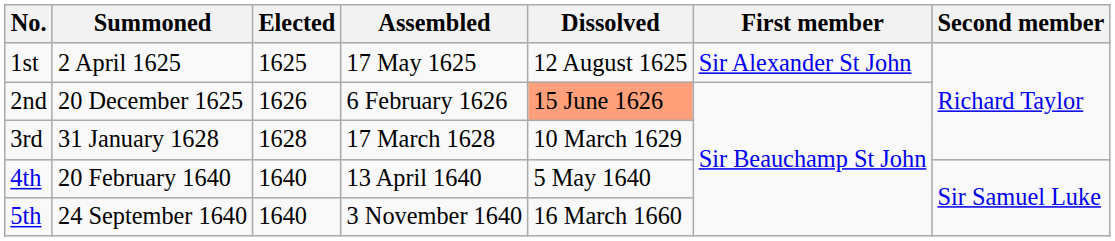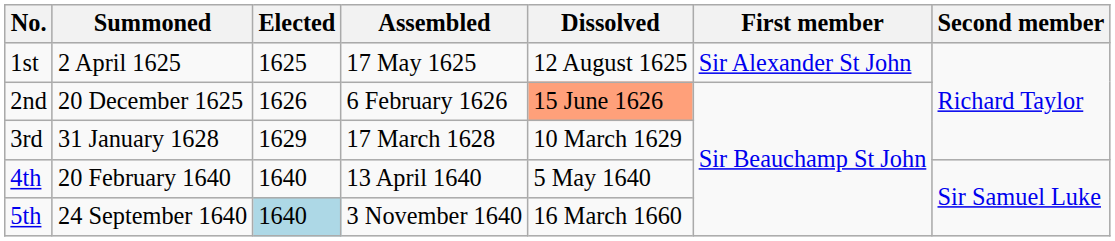(283, 139) 1628 -> (283, 139) 1629
(283, 216) no background -> (283, 216) lightblue background
